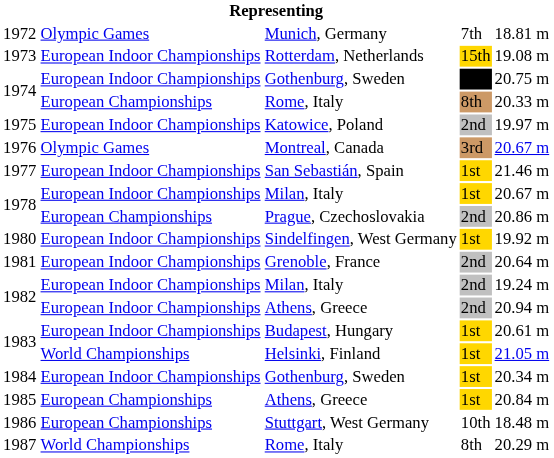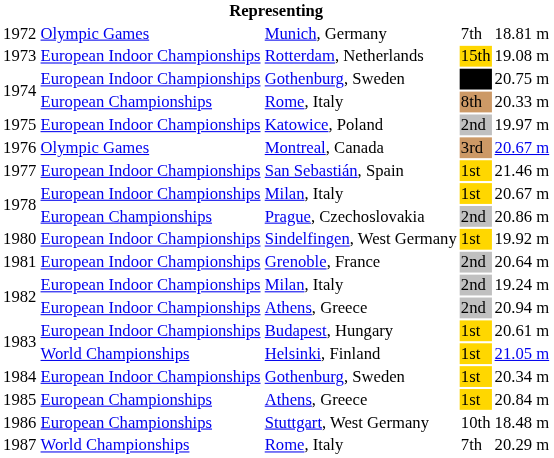(472, 445) 8th -> (472, 445) 7th
